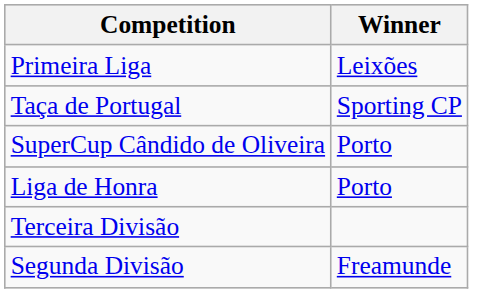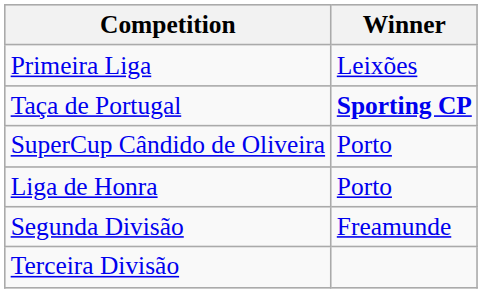(399, 105) normal -> (404, 105) bold
rows swapped: (97, 266) <-> (95, 226)
